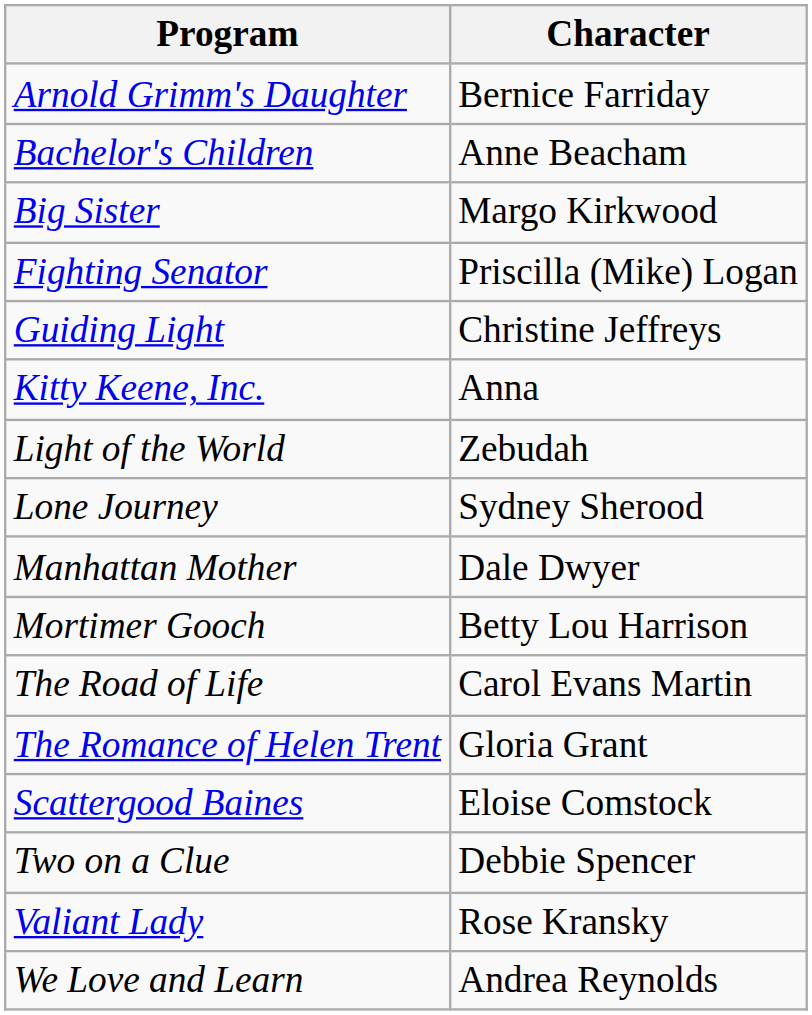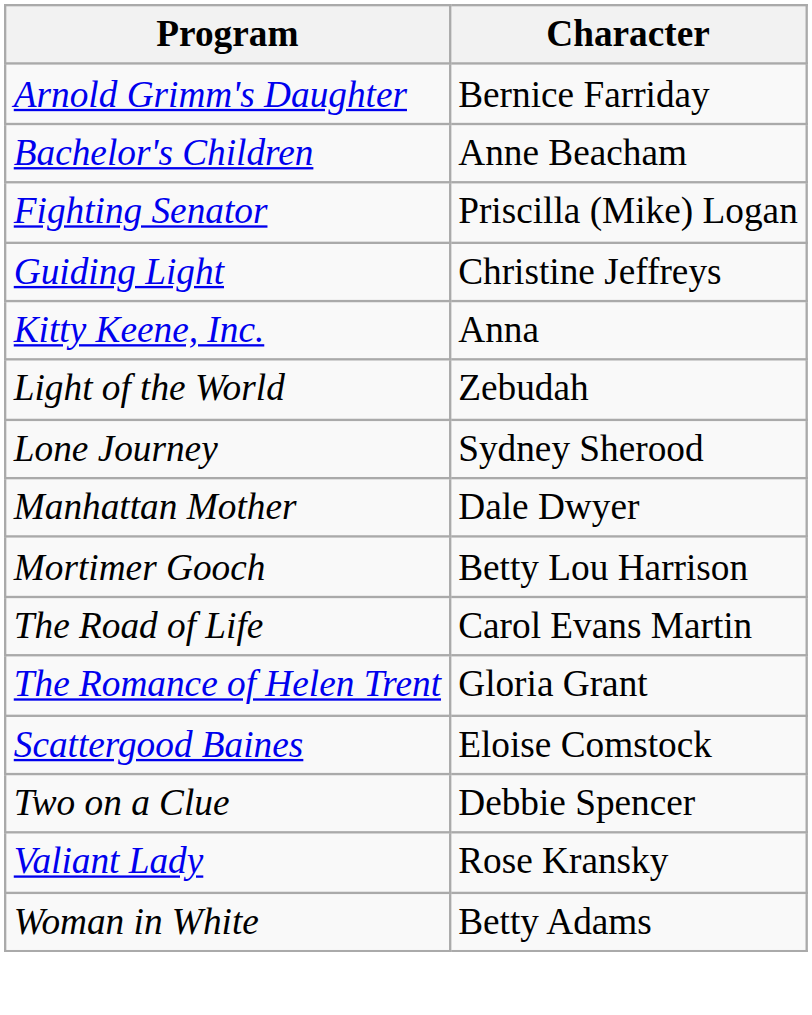- row: (87, 211)
- row: (159, 980)
+ row: (136, 920)
